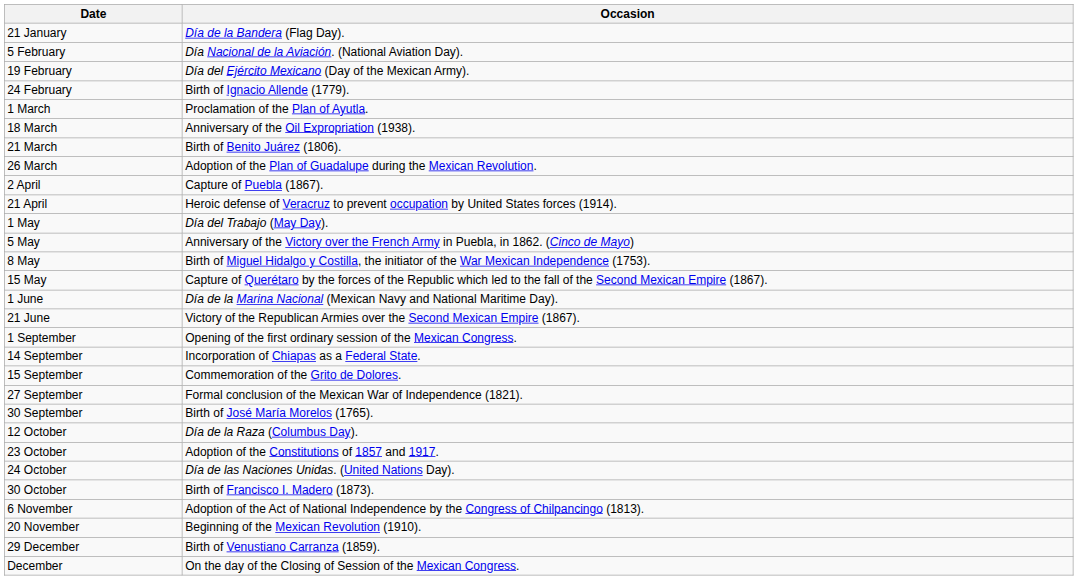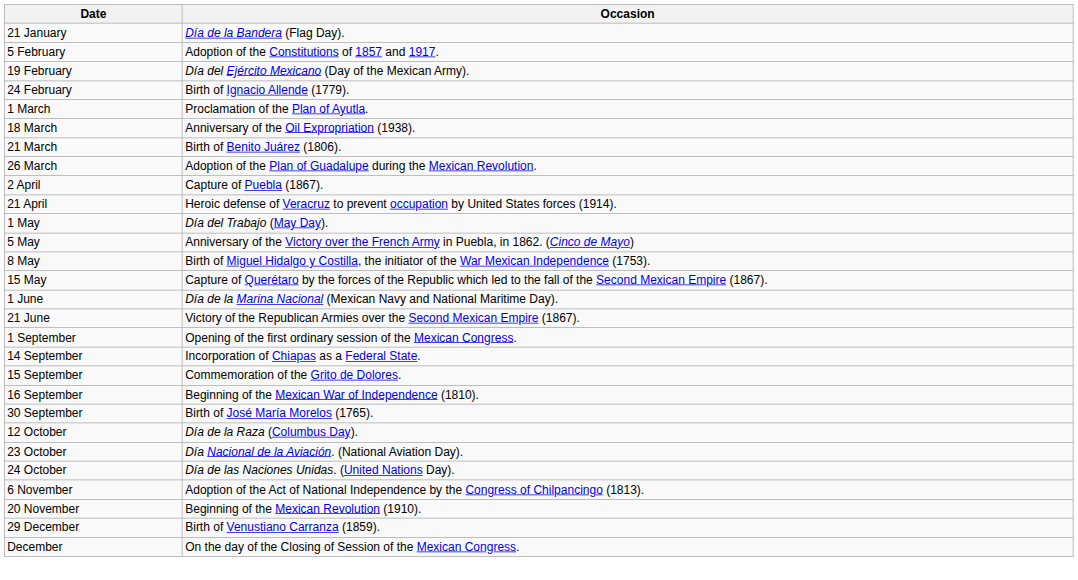(324, 52) Día Nacional de la Aviación. (National Aviation Day). -> (312, 52) Adoption of the Constitutions of 1857 and 1917.
+ row: (45, 394)
- row: (45, 394)
(312, 451) Adoption of the Constitutions of 1857 and 1917. -> (324, 451) Día Nacional de la Aviación. (National Aviation Day).
- row: (37, 489)
